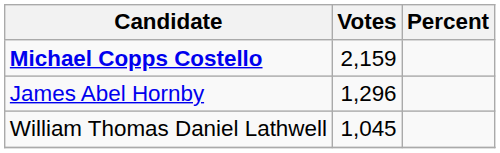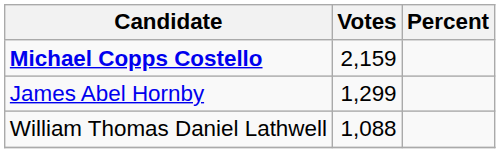(369, 93) 1,296 -> (369, 93) 1,299
(369, 128) 1,045 -> (369, 128) 1,088
